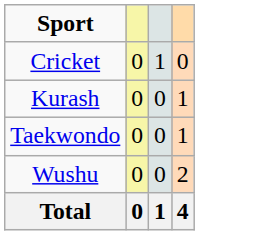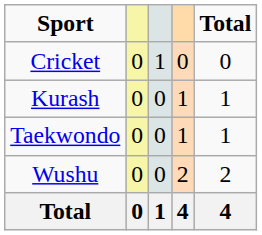+ column: (225, 23)
